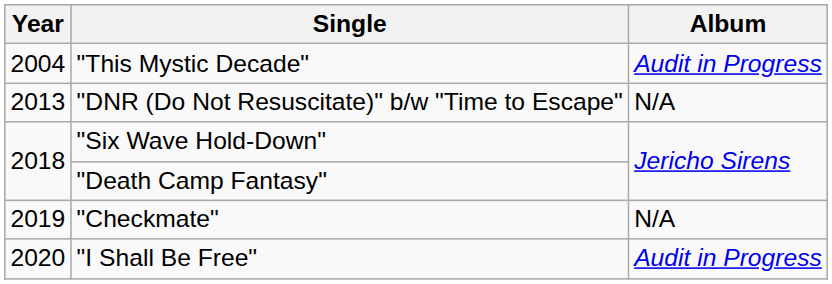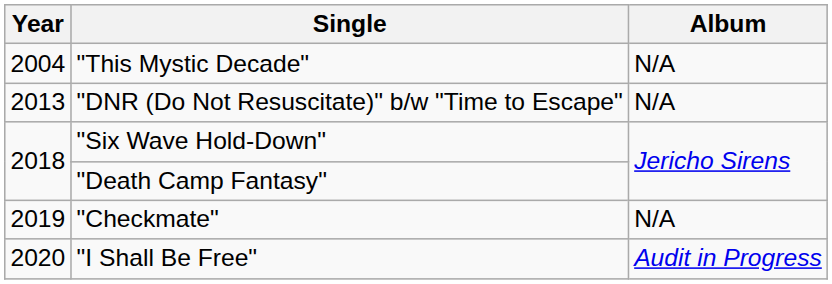(728, 63) Audit in Progress -> (655, 63) N/A
